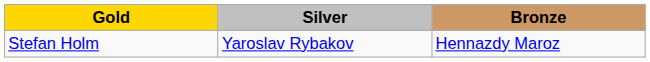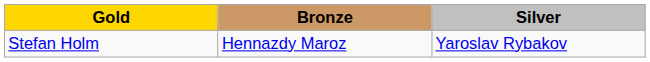columns swapped: (325, 17) <-> (538, 17)
